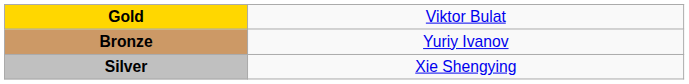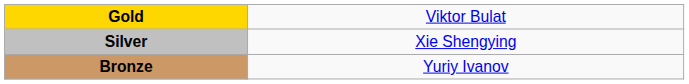rows swapped: (126, 66) <-> (126, 41)
